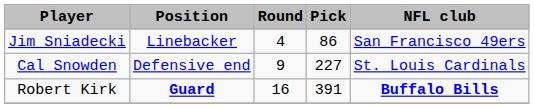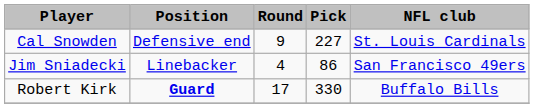rows swapped: (67, 41) <-> (67, 66)
(280, 91) 16 -> (280, 91) 17
(328, 91) 391 -> (328, 91) 330
(440, 91) bold -> (440, 91) normal
